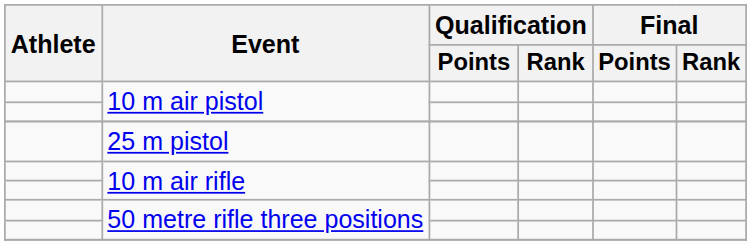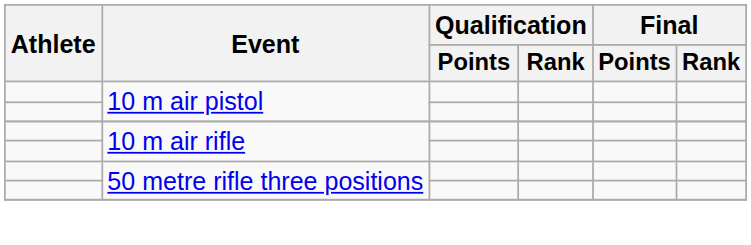- row: (53, 142)
